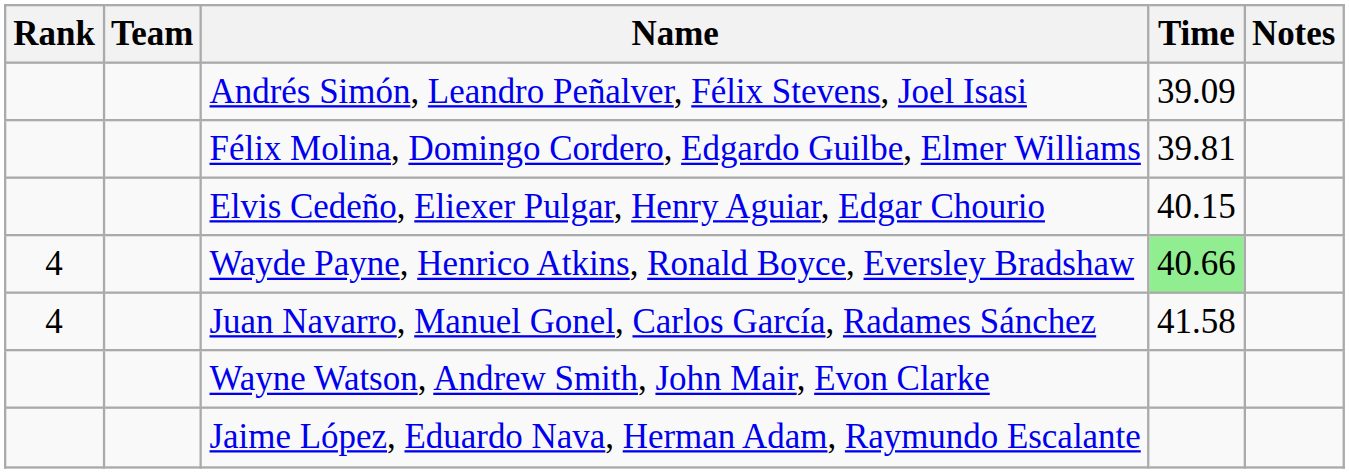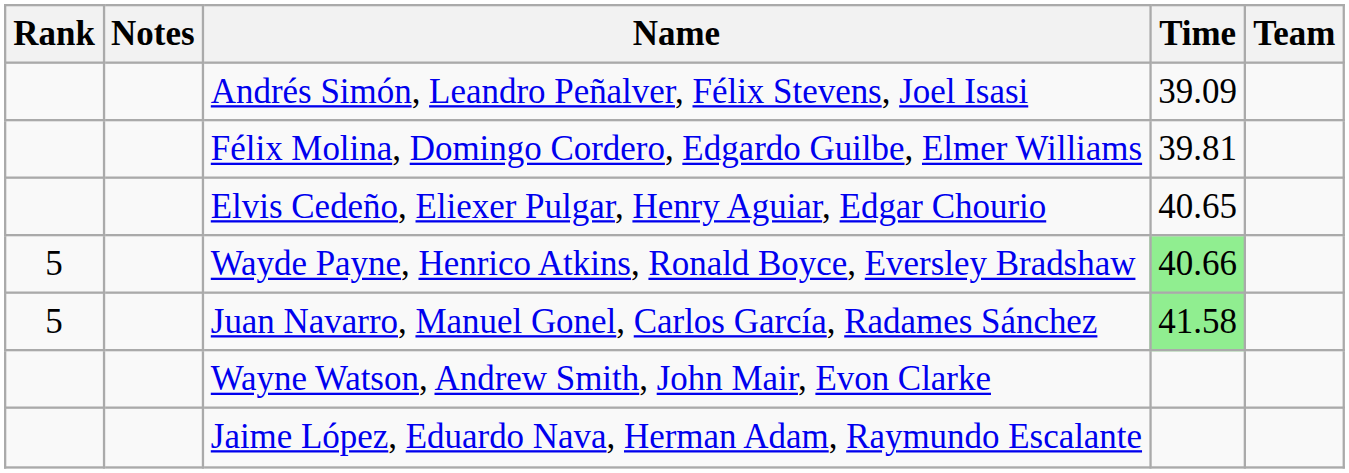columns swapped: (152, 33) <-> (1294, 33)
(1196, 206) 40.15 -> (1198, 206) 40.65
(54, 264) 4 -> (54, 264) 5
(54, 321) 4 -> (54, 321) 5
(1196, 321) no background -> (1198, 321) lightgreen background
